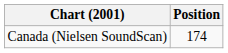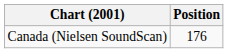(197, 36) 174 -> (197, 36) 176
